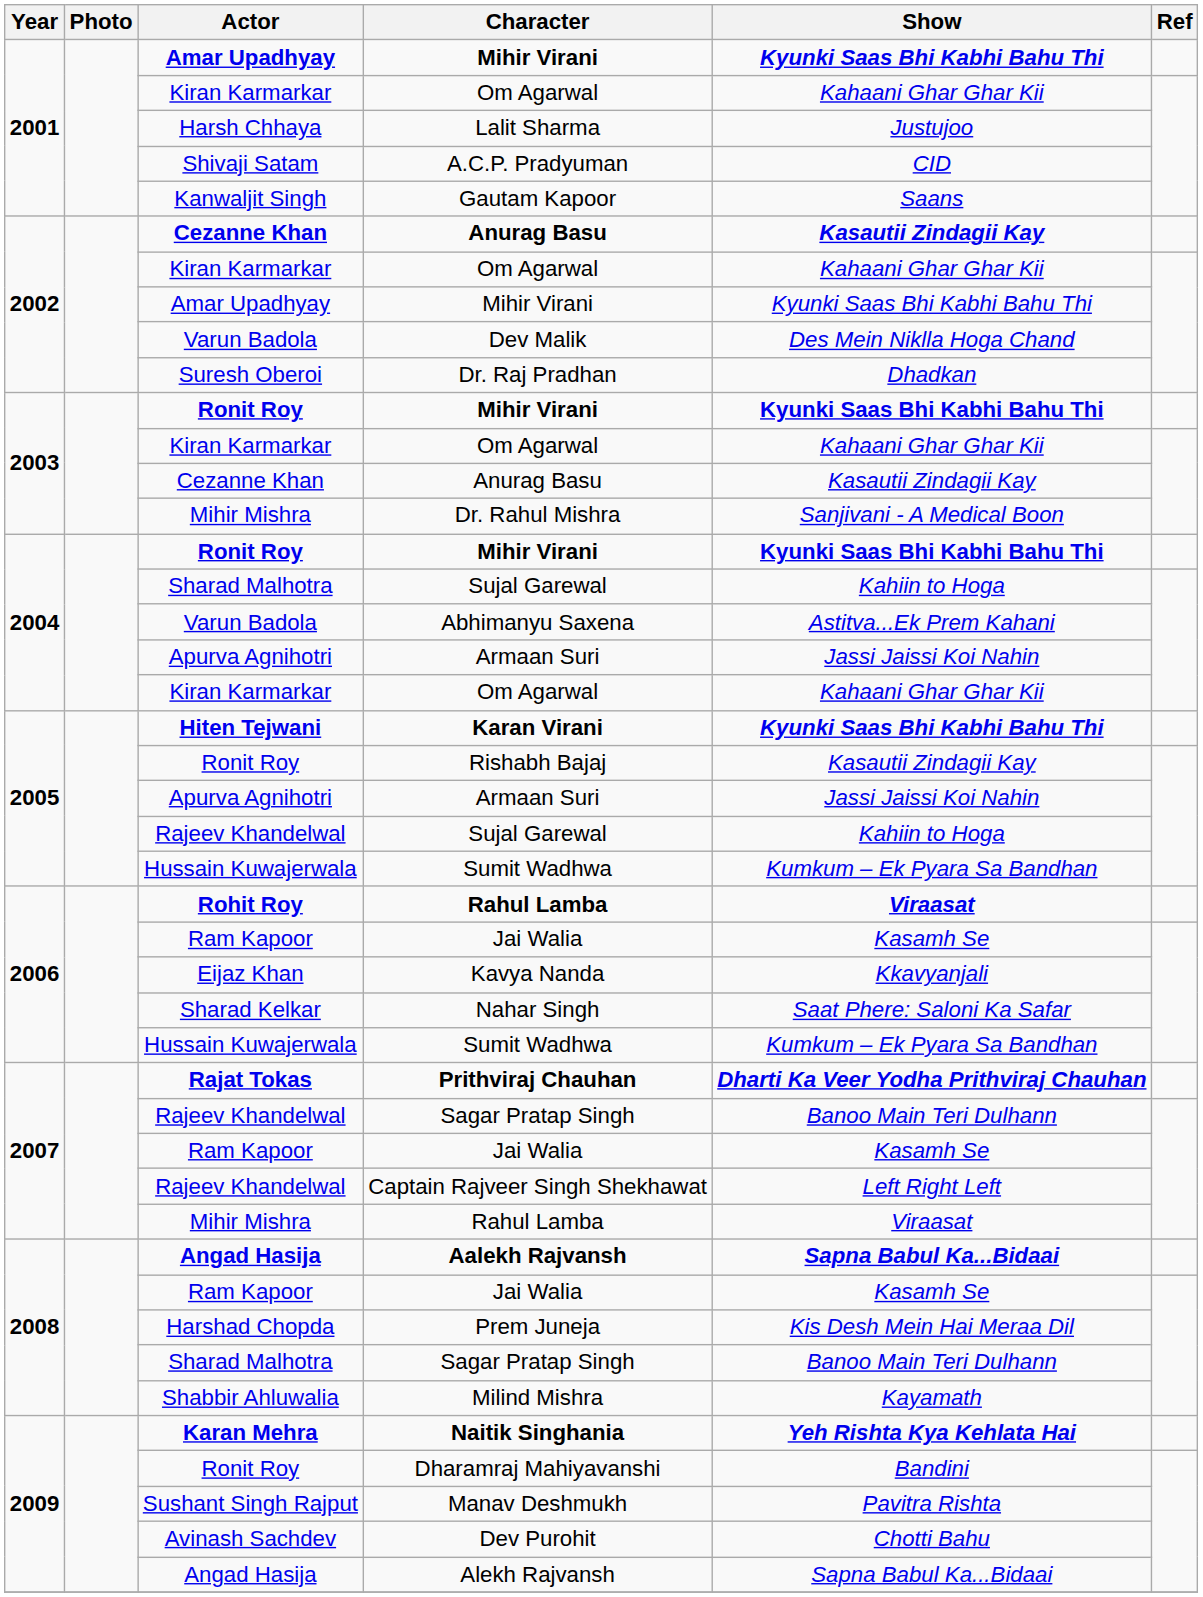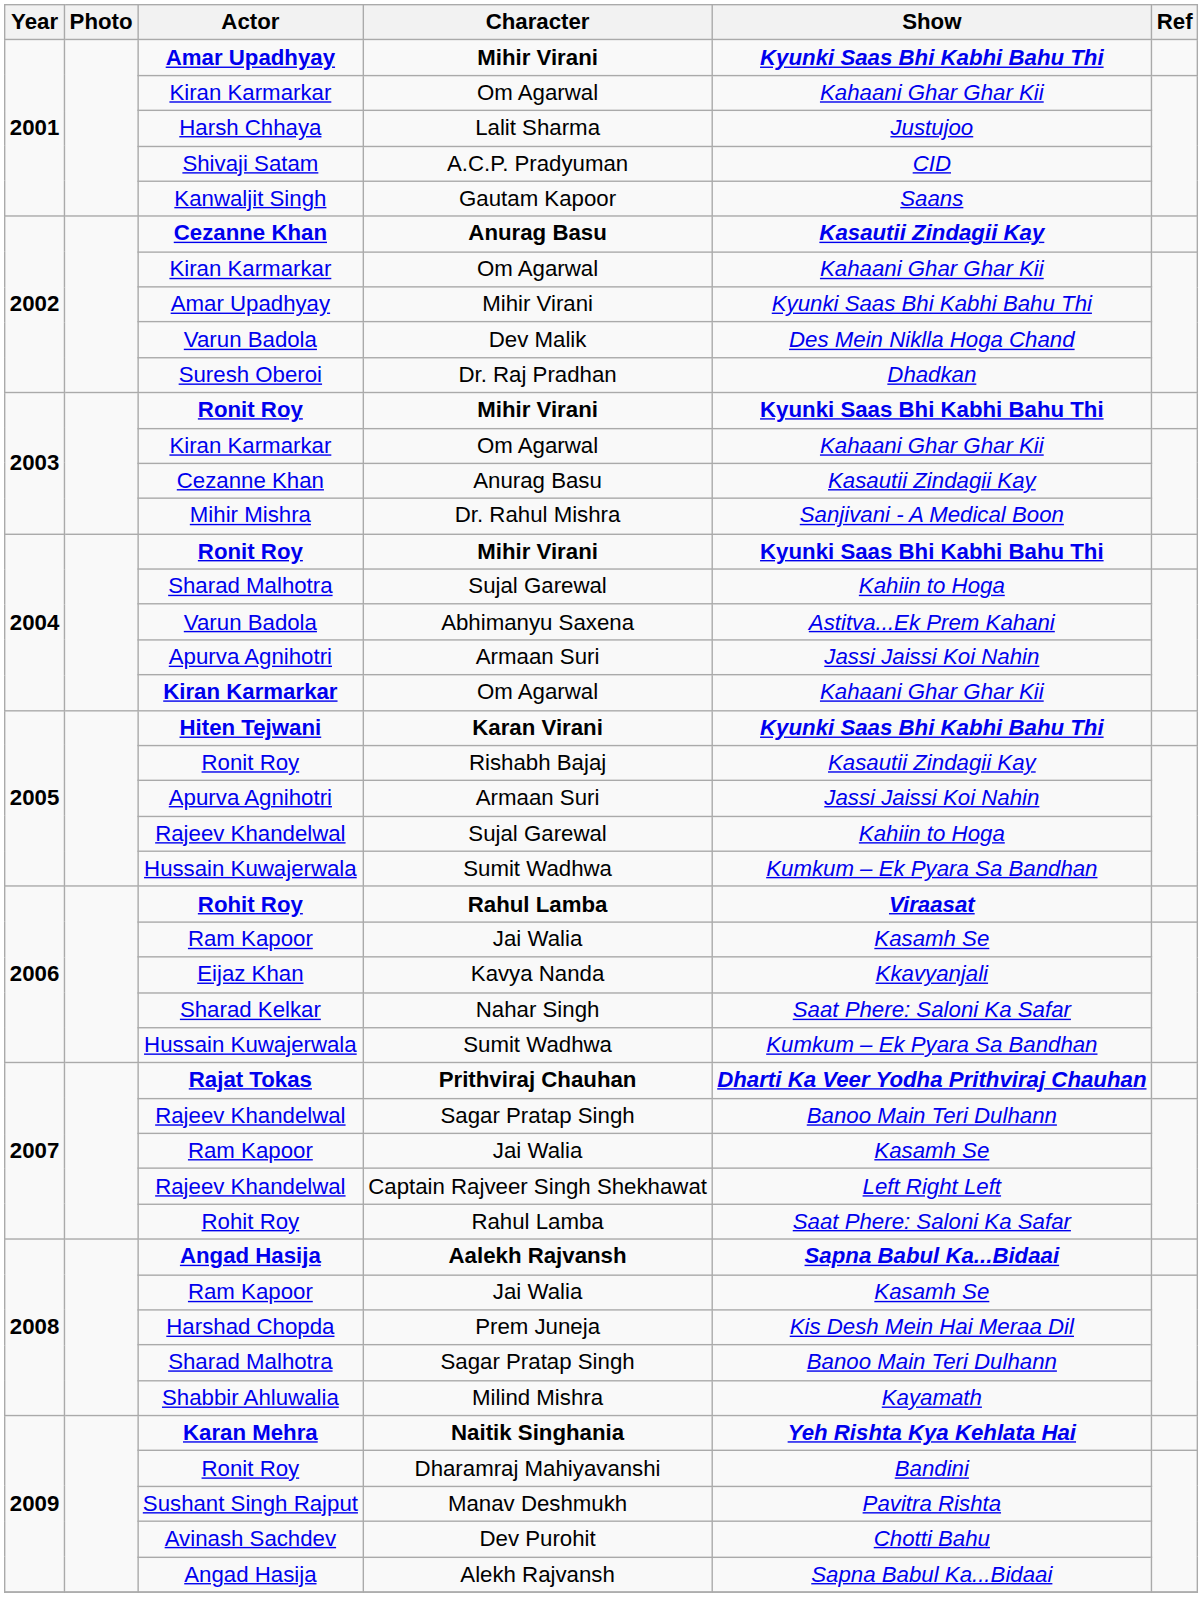(250, 692) normal -> (250, 692) bold
(250, 1221) Mihir Mishra -> (250, 1221) Rohit Roy
(932, 1221) Viraasat -> (932, 1221) Saat Phere: Saloni Ka Safar
